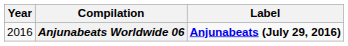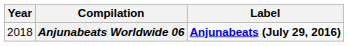(20, 31) 2016 -> (20, 31) 2018
